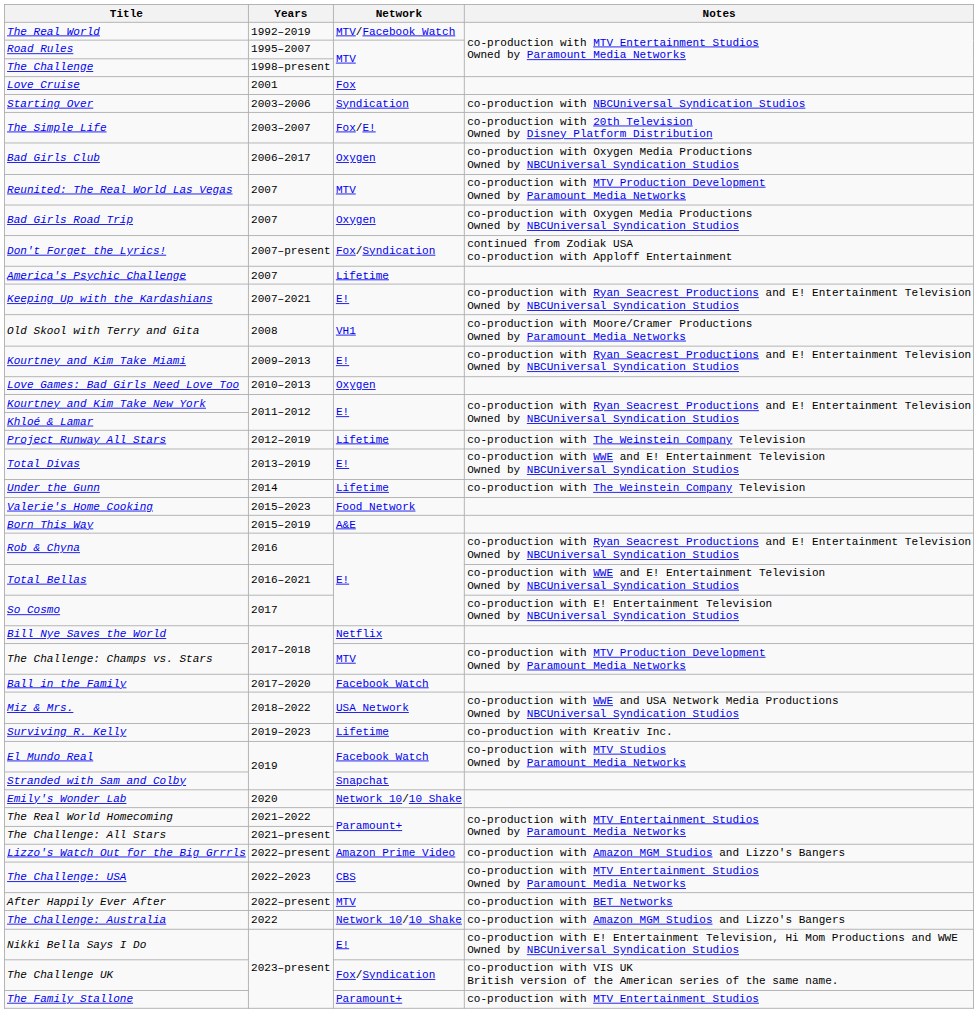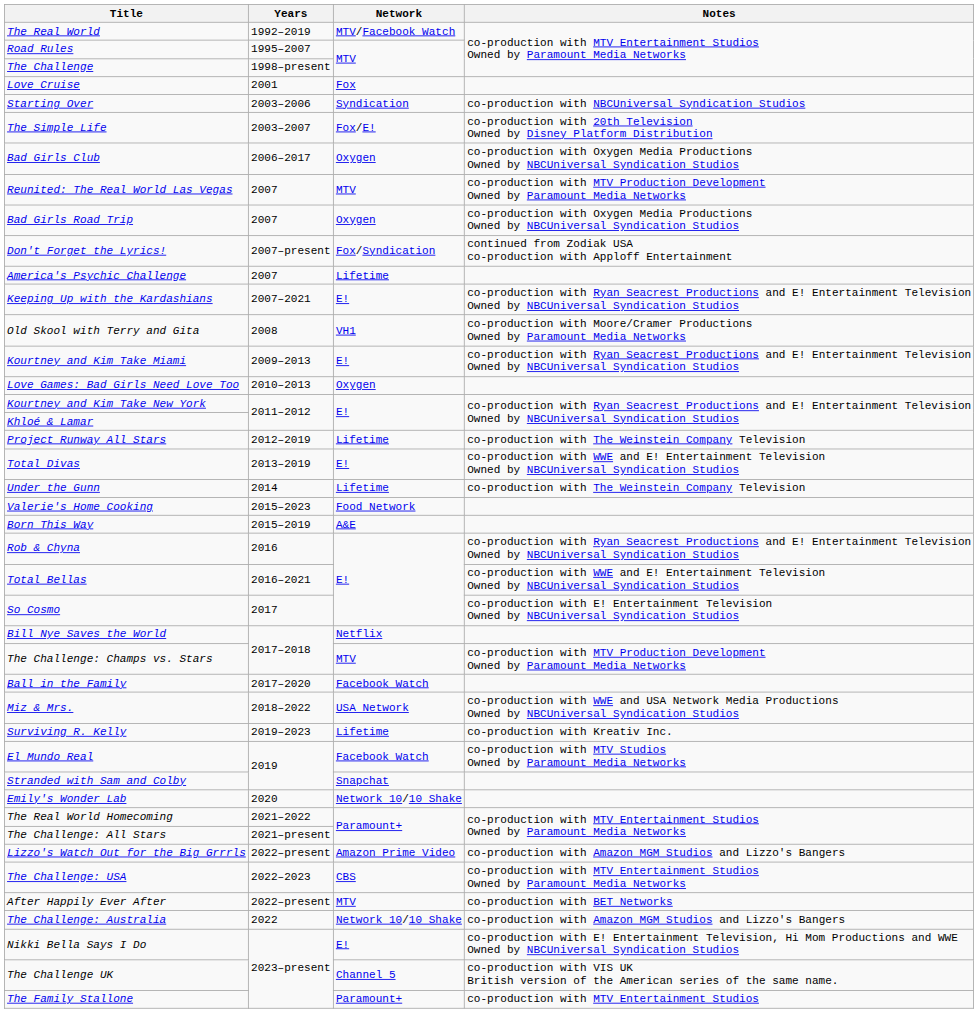(386, 975) Fox/Syndication -> (366, 975) Channel 5
